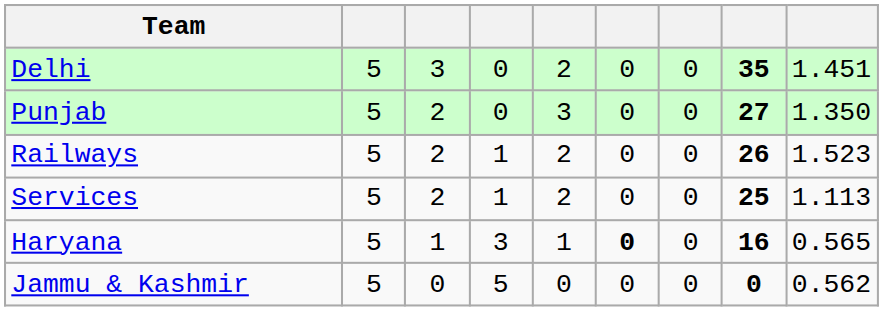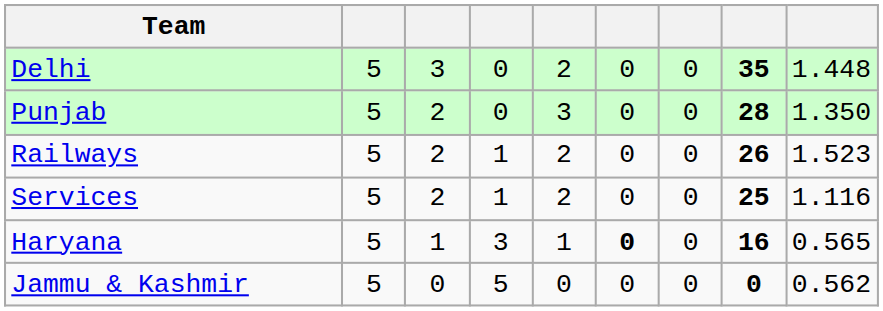(831, 70) 1.451 -> (831, 70) 1.448
(754, 113) 27 -> (754, 113) 28
(831, 199) 1.113 -> (831, 199) 1.116
